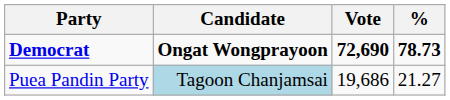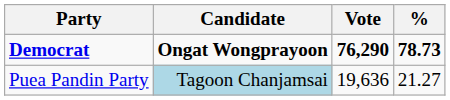(363, 49) 72,690 -> (363, 49) 76,290
(363, 79) 19,686 -> (363, 79) 19,636
